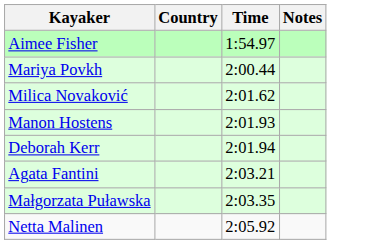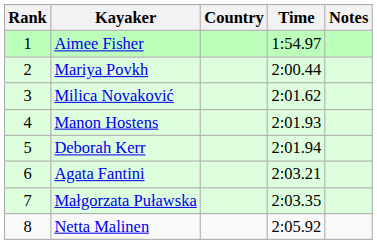+ column: (28, 17)
